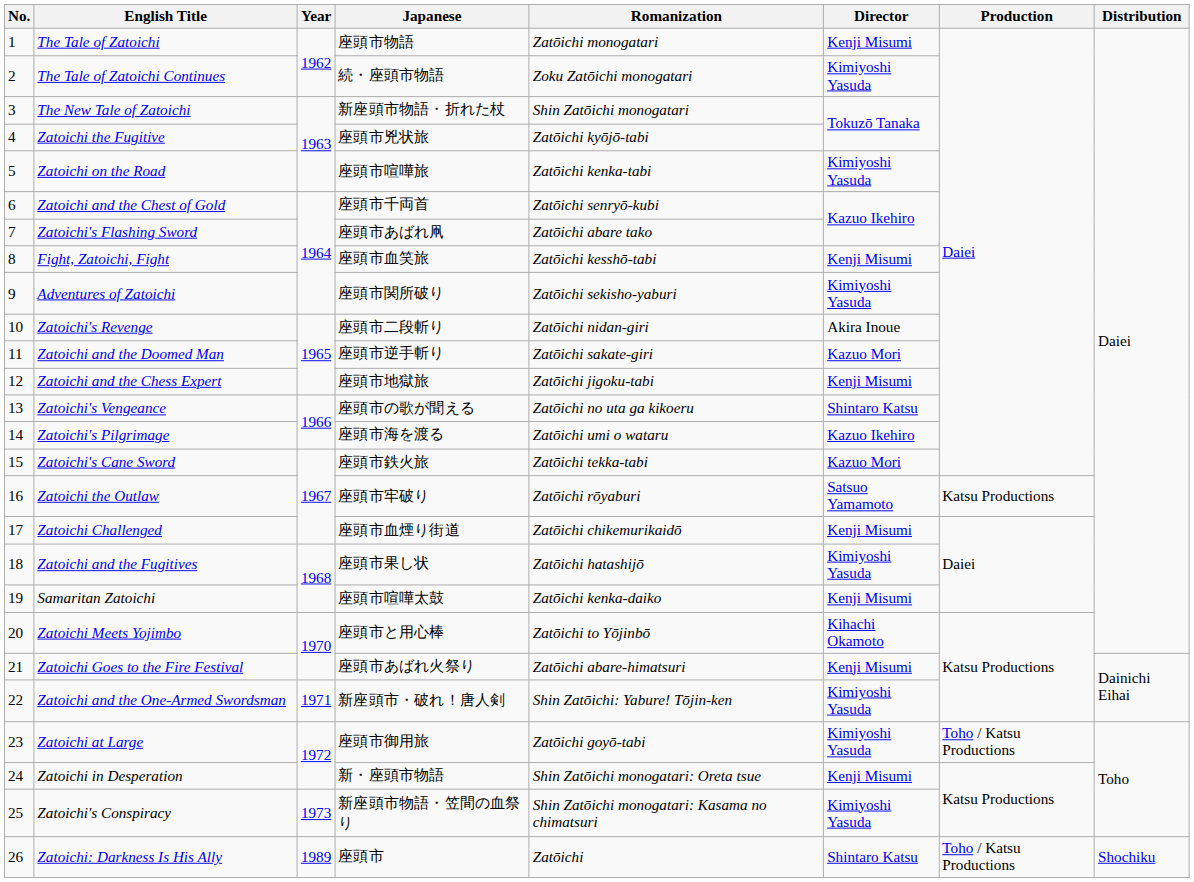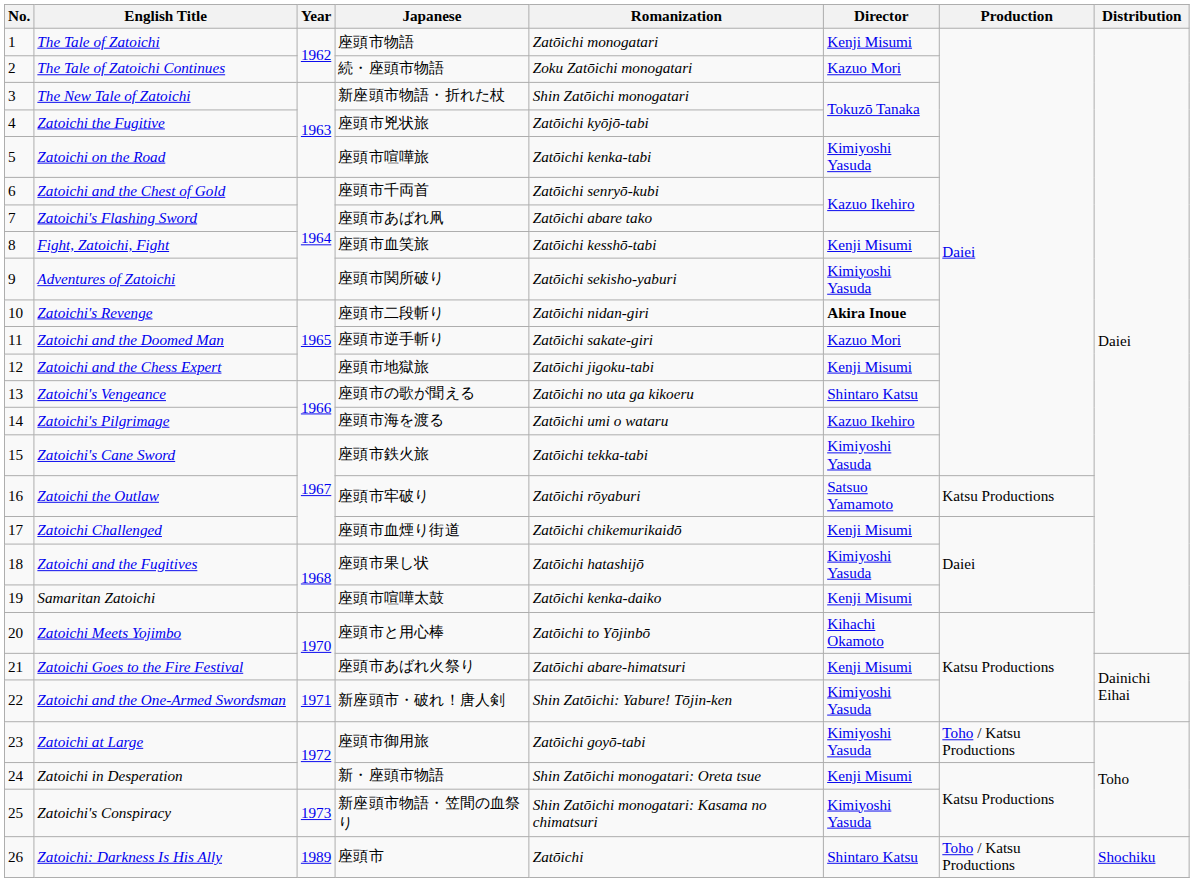(859, 76) Kimiyoshi Yasuda -> (864, 69) Kazuo Mori
(864, 327) normal -> (867, 313) bold
(864, 462) Kazuo Mori -> (859, 455) Kimiyoshi Yasuda
